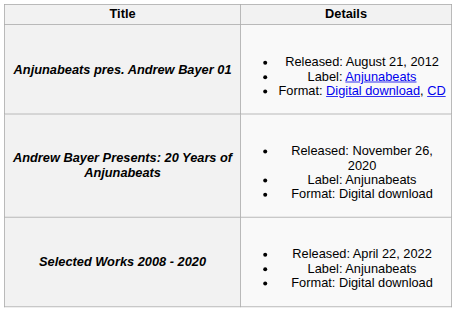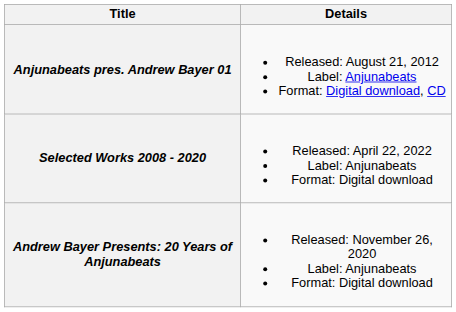rows swapped: (123, 165) <-> (123, 261)
